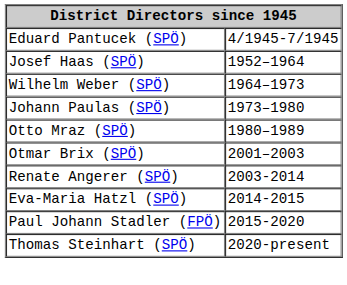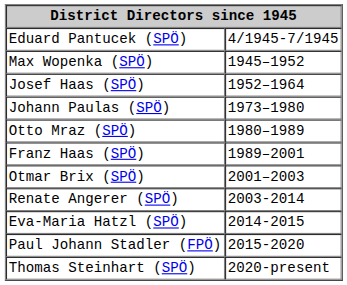+ row: (81, 62)
- row: (90, 85)
+ row: (77, 154)
